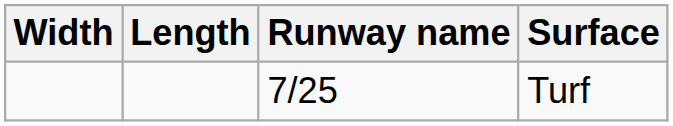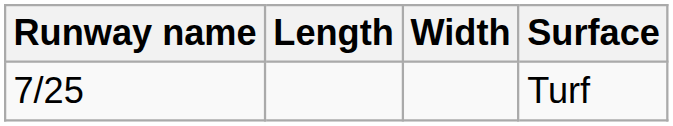columns swapped: (389, 33) <-> (64, 33)
